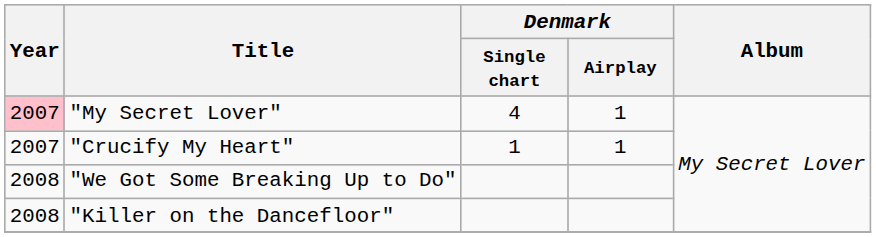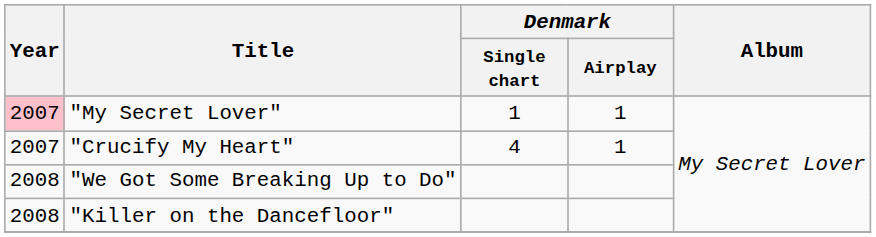(514, 114) 4 -> (514, 114) 1
(514, 147) 1 -> (514, 147) 4
